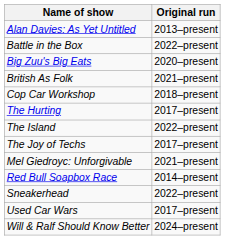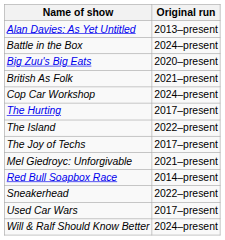(186, 45) 2022–present -> (186, 45) 2024–present
(186, 95) 2018–present -> (186, 95) 2024–present
